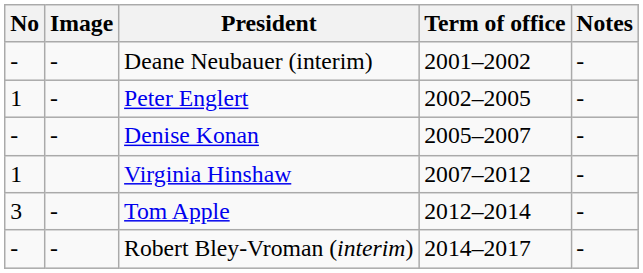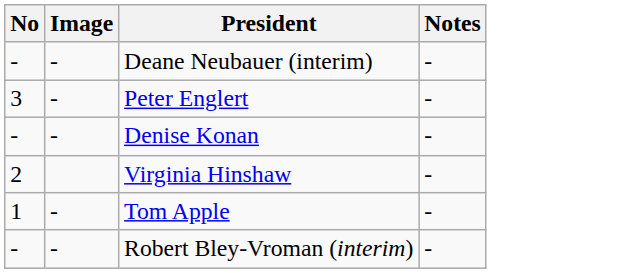- column: (495, 23)
(16, 98) 1 -> (16, 98) 3
(16, 173) 1 -> (16, 173) 2
(16, 211) 3 -> (16, 211) 1
